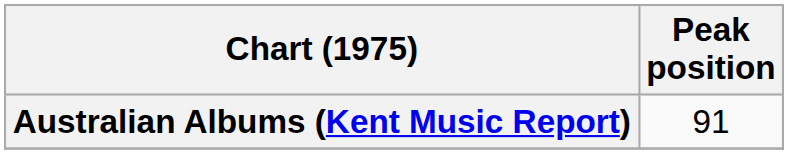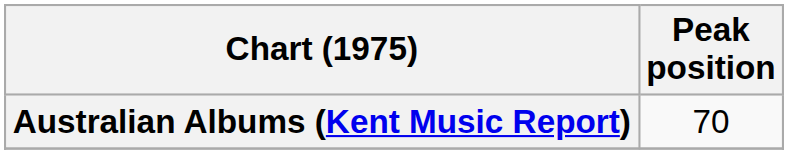(711, 121) 91 -> (711, 121) 70
